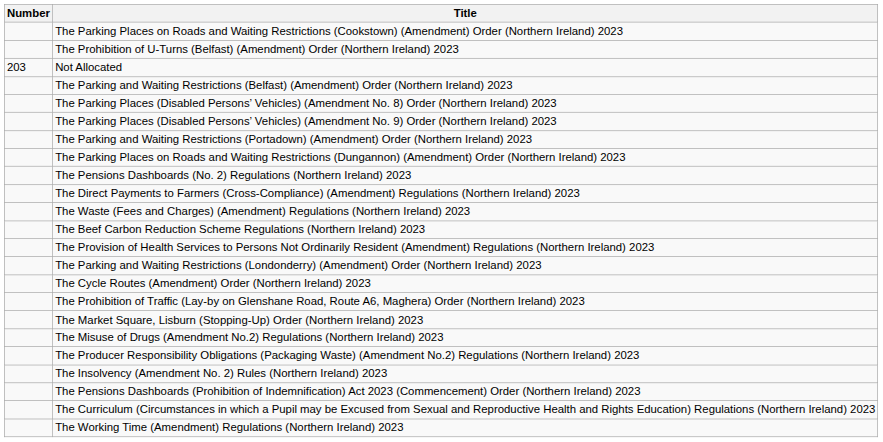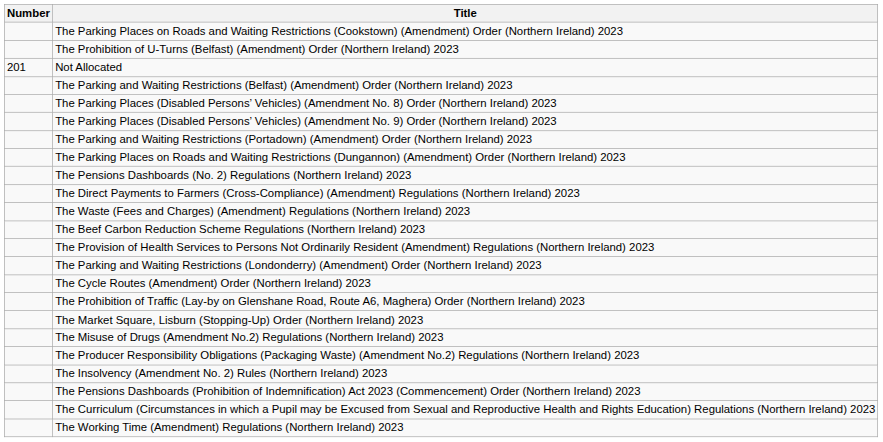(16, 67) 203 -> (16, 67) 201
